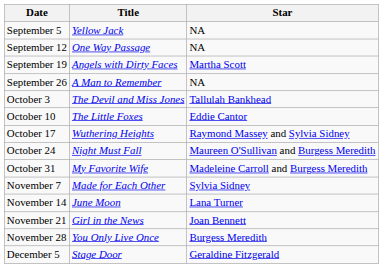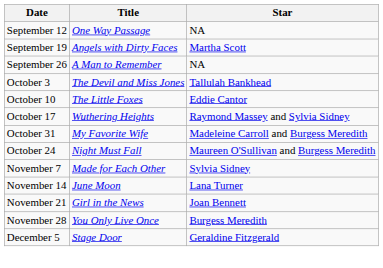- row: (34, 30)
rows swapped: (31, 151) <-> (31, 168)
